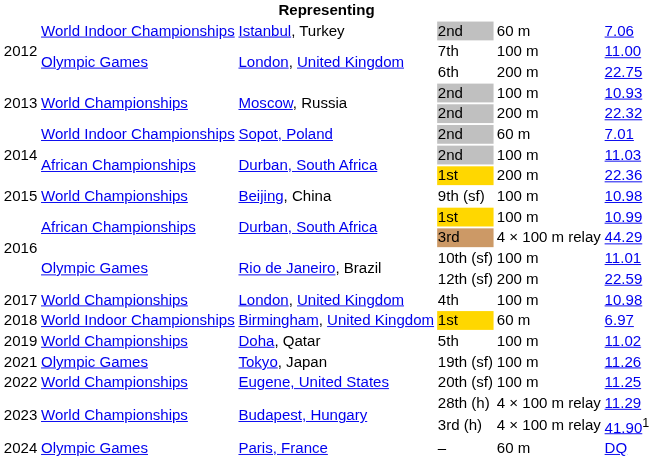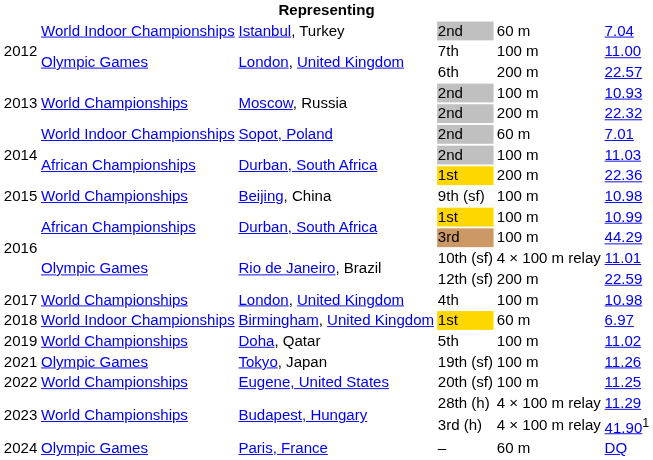(619, 30) 7.06 -> (619, 30) 7.04
(623, 72) 22.75 -> (623, 72) 22.57
(549, 237) 4 × 100 m relay -> (518, 237) 100 m
(518, 258) 100 m -> (549, 258) 4 × 100 m relay
